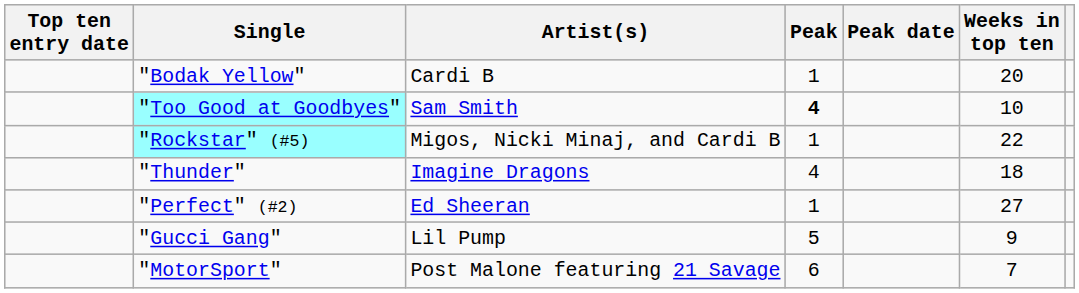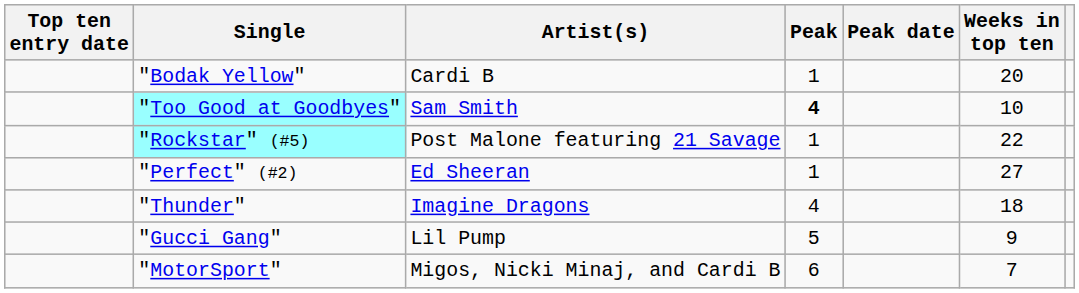(595, 141) Migos, Nicki Minaj, and Cardi B -> (595, 141) Post Malone featuring 21 Savage
rows swapped: (192, 174) <-> (218, 206)
(595, 271) Post Malone featuring 21 Savage -> (595, 271) Migos, Nicki Minaj, and Cardi B
